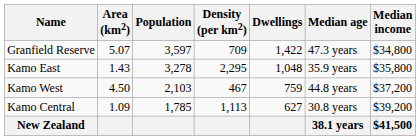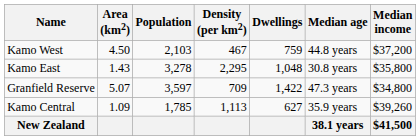rows swapped: (35, 87) <-> (51, 49)
(333, 68) 35.9 years -> (333, 68) 30.8 years
(333, 106) 30.8 years -> (333, 106) 35.9 years
(393, 106) $39,200 -> (393, 106) $39,260
